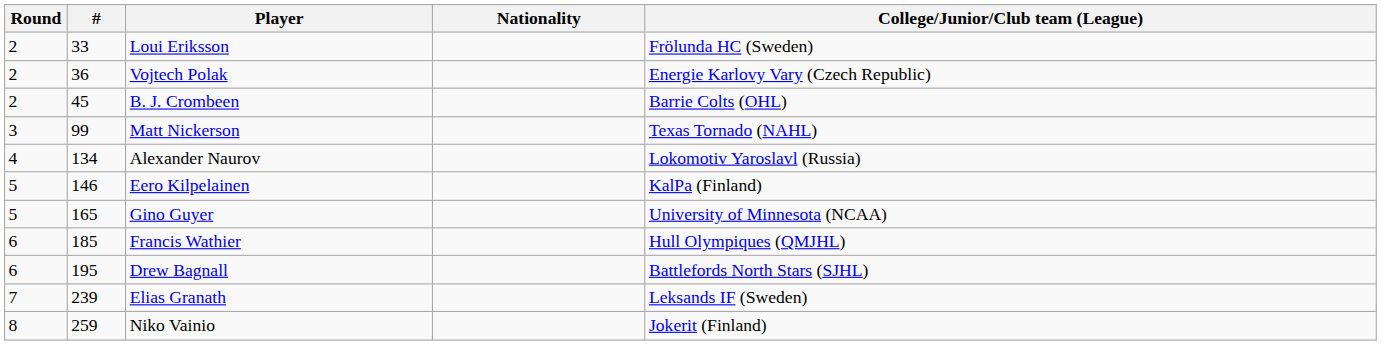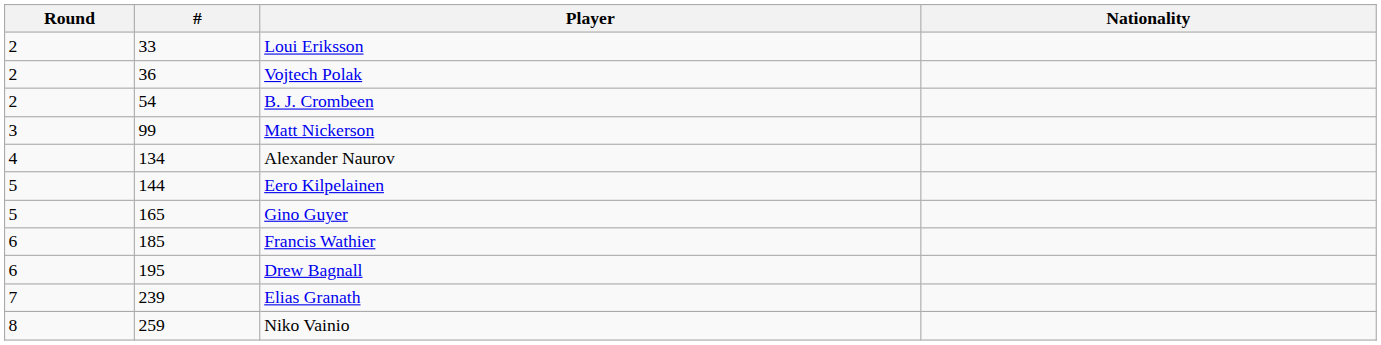- column: (1011, 18)
(80, 102) 45 -> (147, 102) 54
(84, 185) 146 -> (152, 185) 144
